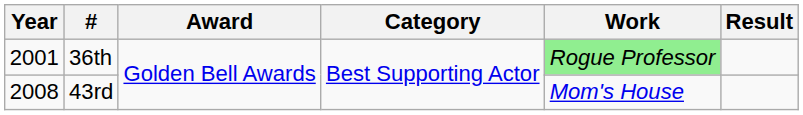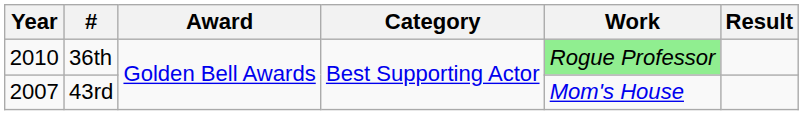(34, 57) 2001 -> (34, 57) 2010
(34, 92) 2008 -> (34, 92) 2007
